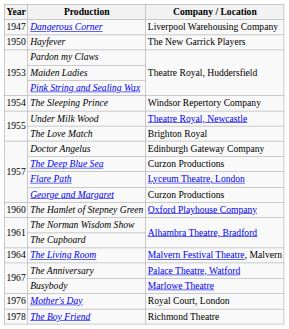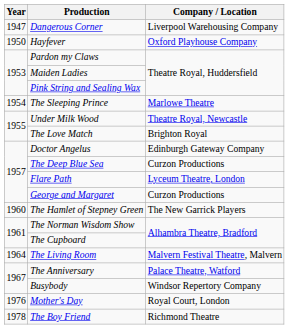(197, 42) The New Garrick Players -> (202, 42) Oxford Playhouse Company
(204, 103) Windsor Repertory Company -> (181, 103) Marlowe Theatre
(202, 210) Oxford Playhouse Company -> (197, 210) The New Garrick Players
(181, 286) Marlowe Theatre -> (204, 286) Windsor Repertory Company
